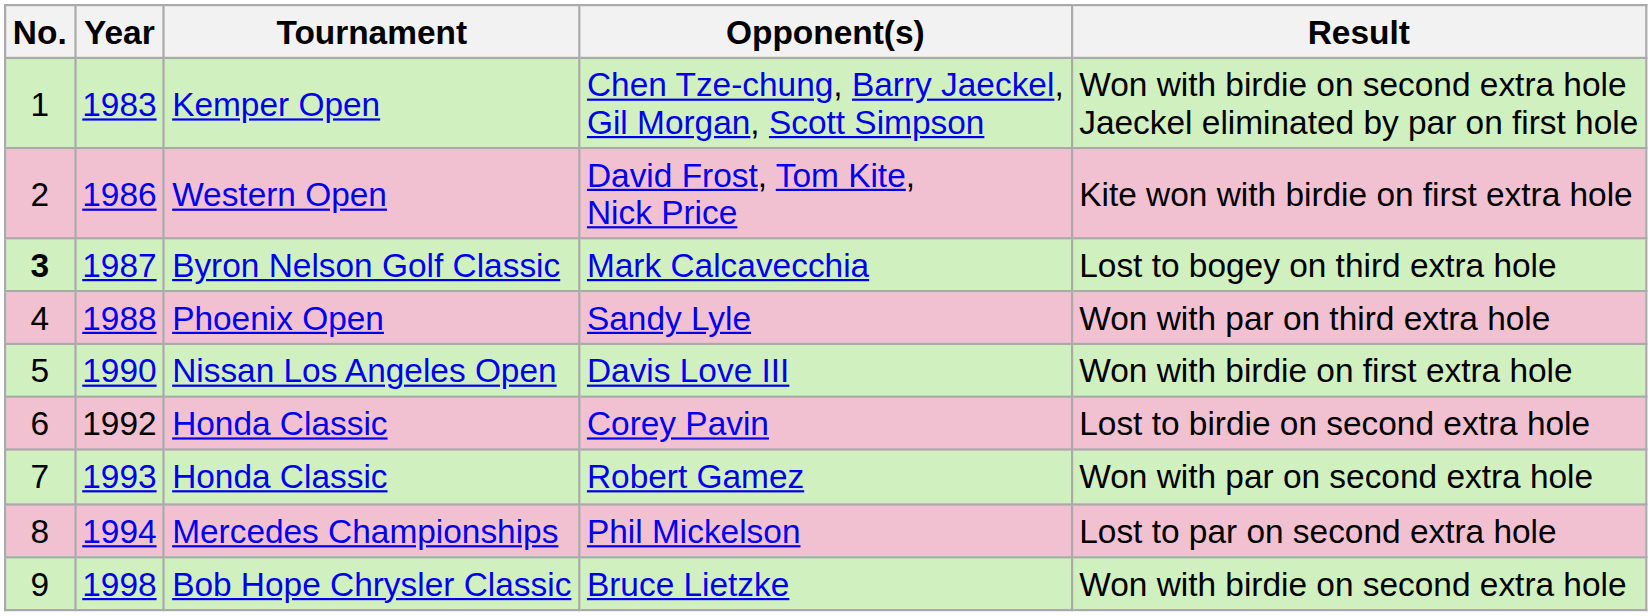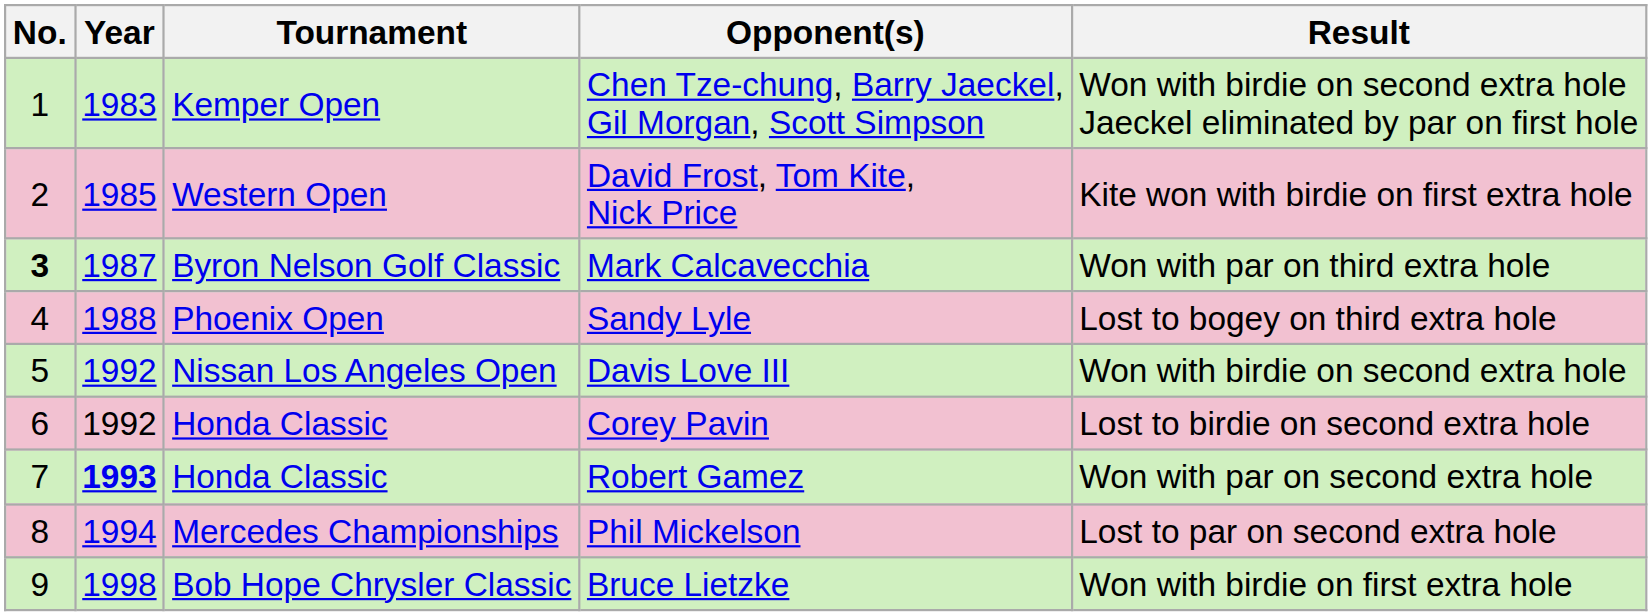(119, 194) 1986 -> (119, 194) 1985
(1318, 265) Lost to bogey on third extra hole -> (1315, 265) Won with par on third extra hole
(1315, 318) Won with par on third extra hole -> (1318, 318) Lost to bogey on third extra hole
(119, 371) 1990 -> (119, 371) 1992
(1326, 371) Won with birdie on first extra hole -> (1353, 371) Won with birdie on second extra hole
(119, 477) normal -> (119, 477) bold
(1353, 583) Won with birdie on second extra hole -> (1326, 583) Won with birdie on first extra hole
